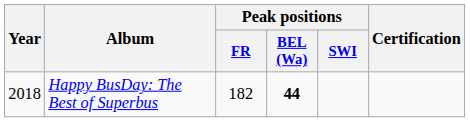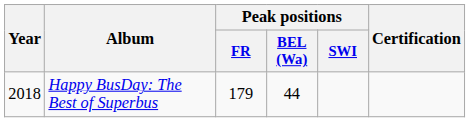(241, 94) 182 -> (241, 94) 179
(292, 94) bold -> (292, 94) normal
